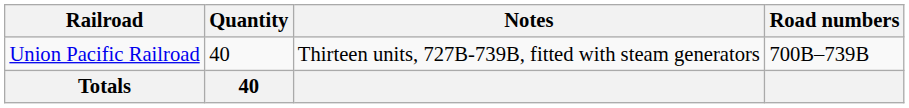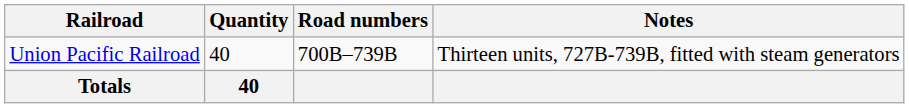columns swapped: (834, 20) <-> (529, 20)
